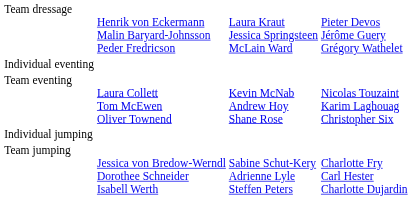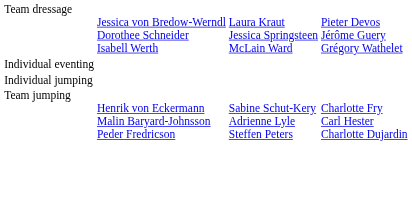(154, 35) Henrik von Eckermann Malin Baryard-Johnsson Peder Fredricson -> (161, 35) Jessica von Bredow-Werndl Dorothee Schneider Isabell Werth
- row: (38, 80)
(161, 176) Jessica von Bredow-Werndl Dorothee Schneider Isabell Werth -> (154, 121) Henrik von Eckermann Malin Baryard-Johnsson Peder Fredricson
